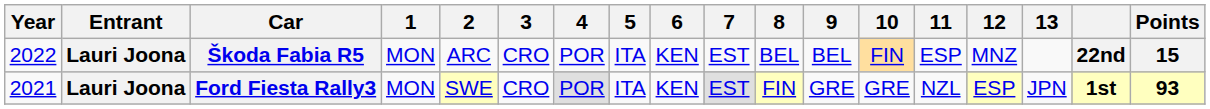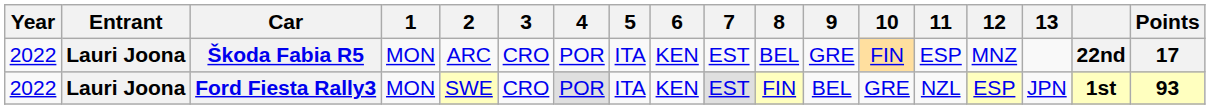(832, 55) BEL -> (832, 55) GRE
(1168, 55) 15 -> (1168, 55) 17
(33, 88) 2021 -> (33, 88) 2022
(832, 88) GRE -> (832, 88) BEL
